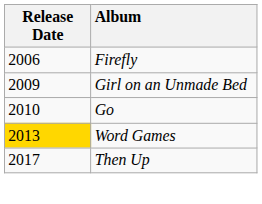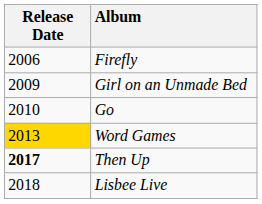(24, 160) normal -> (24, 160) bold
+ row: (131, 185)
